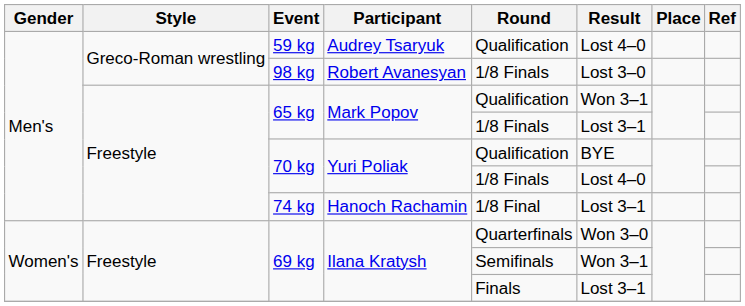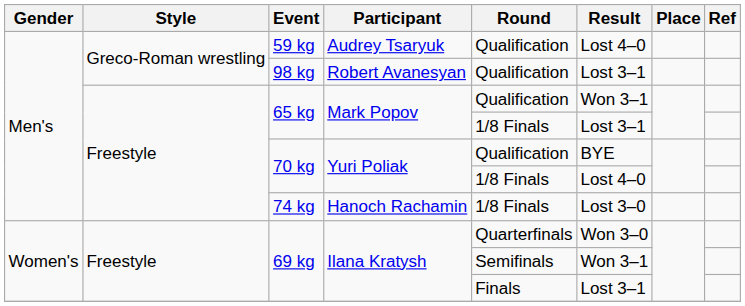(512, 72) 1/8 Finals -> (522, 72) Qualification
(613, 72) Lost 3–0 -> (613, 72) Lost 3–1
(508, 207) 1/8 Final -> (512, 207) 1/8 Finals
(613, 207) Lost 3–1 -> (613, 207) Lost 3–0
